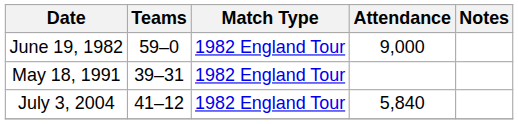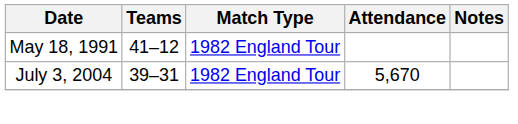- row: (66, 47)
(159, 75) 39–31 -> (154, 47) 41–12
(159, 103) 41–12 -> (154, 75) 39–31
(402, 103) 5,840 -> (397, 75) 5,670
